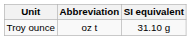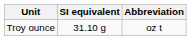columns swapped: (89, 12) <-> (154, 12)
